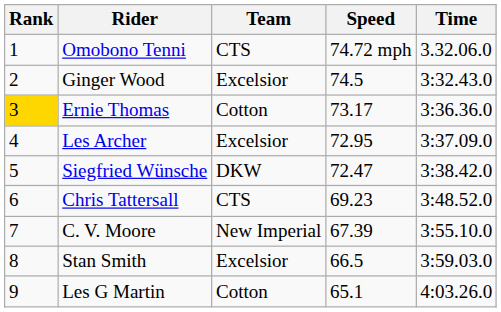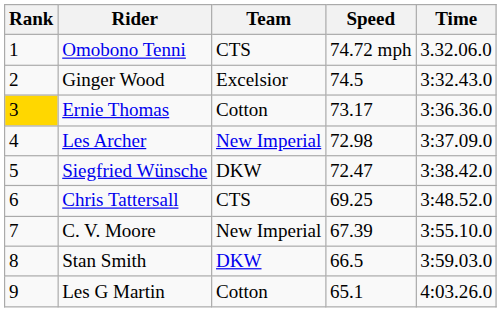(252, 140) Excelsior -> (269, 140) New Imperial
(351, 140) 72.95 -> (351, 140) 72.98
(351, 200) 69.23 -> (351, 200) 69.25
(252, 261) Excelsior -> (239, 261) DKW
